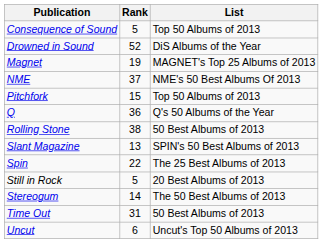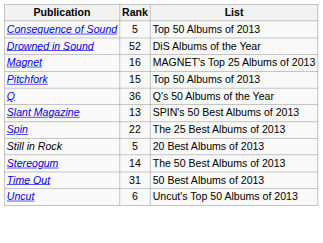(135, 63) 19 -> (135, 63) 16
- row: (18, 79)
- row: (38, 130)
